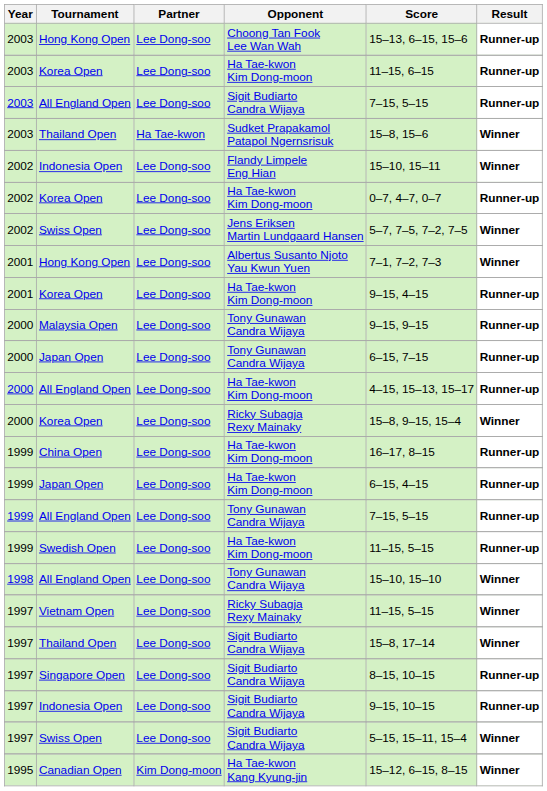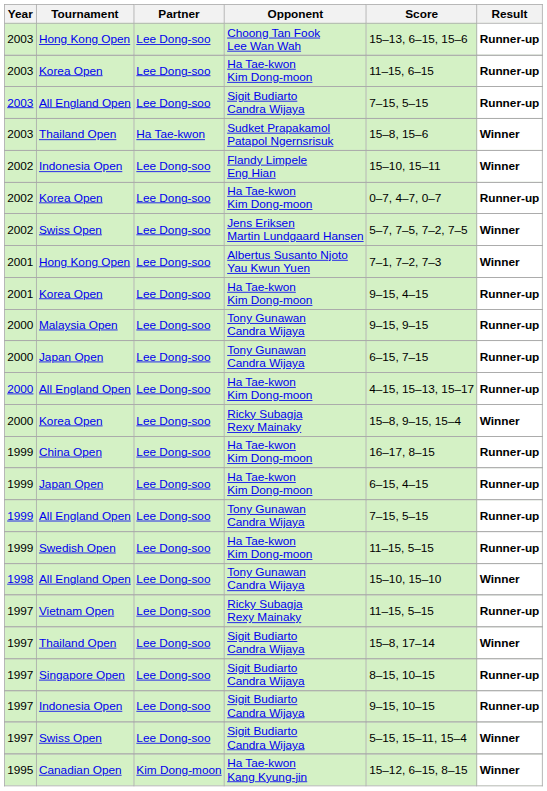(500, 611) Winner -> (510, 611) Runner-up
